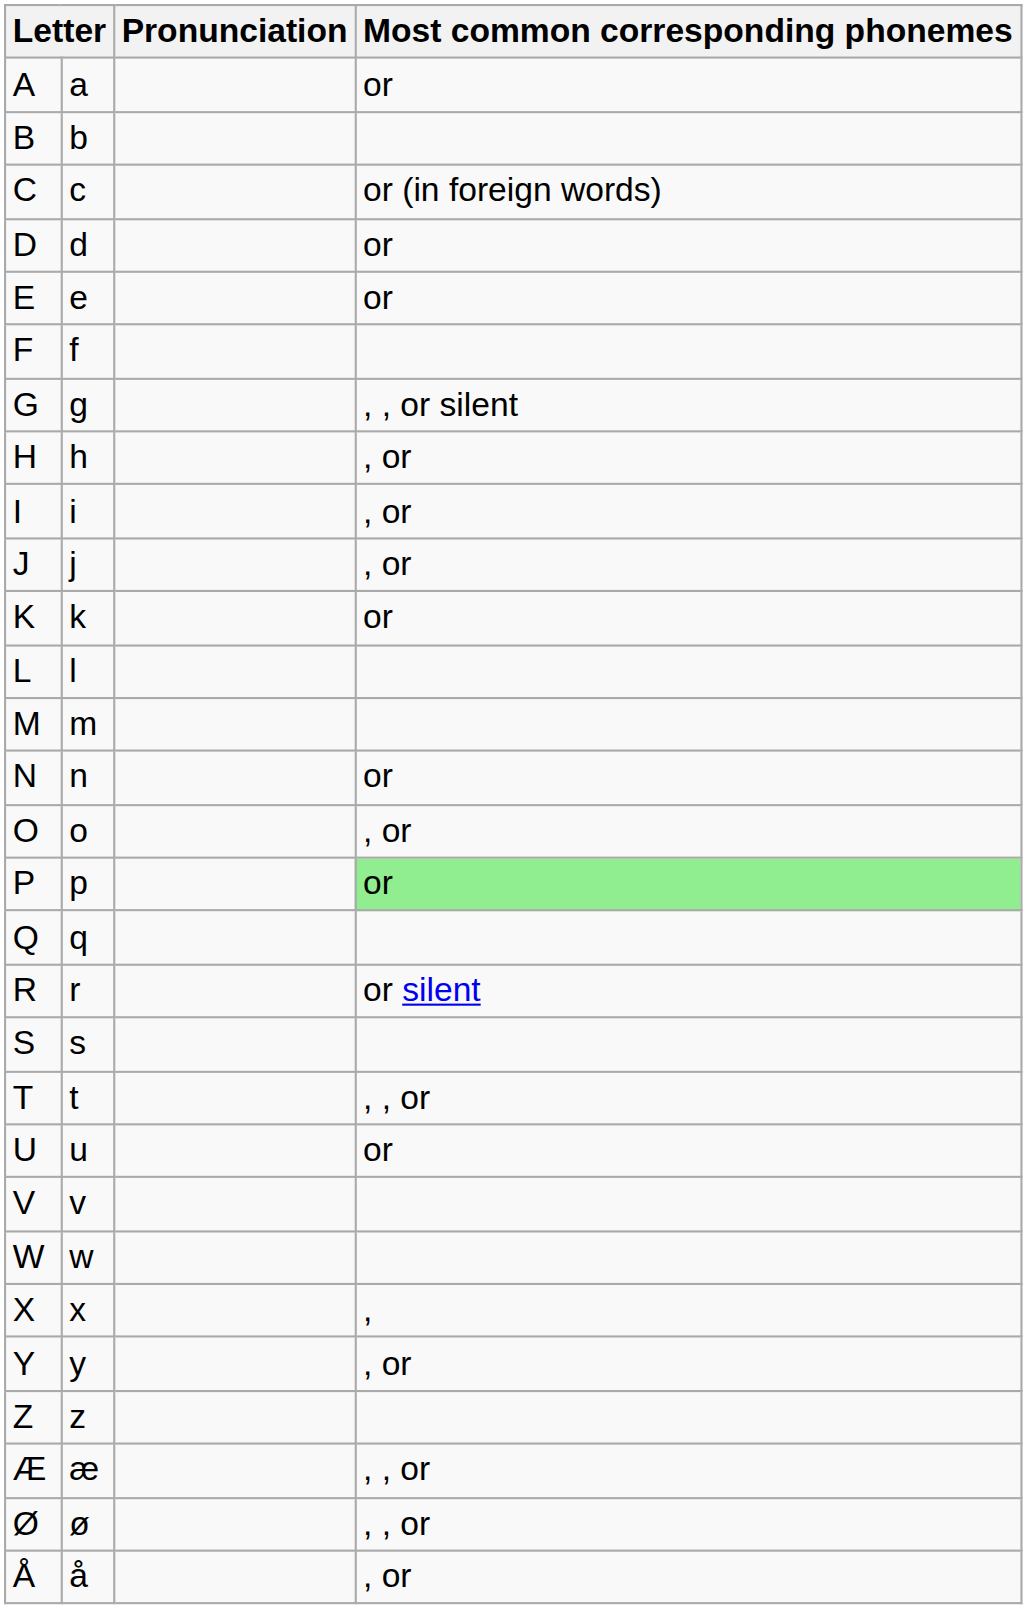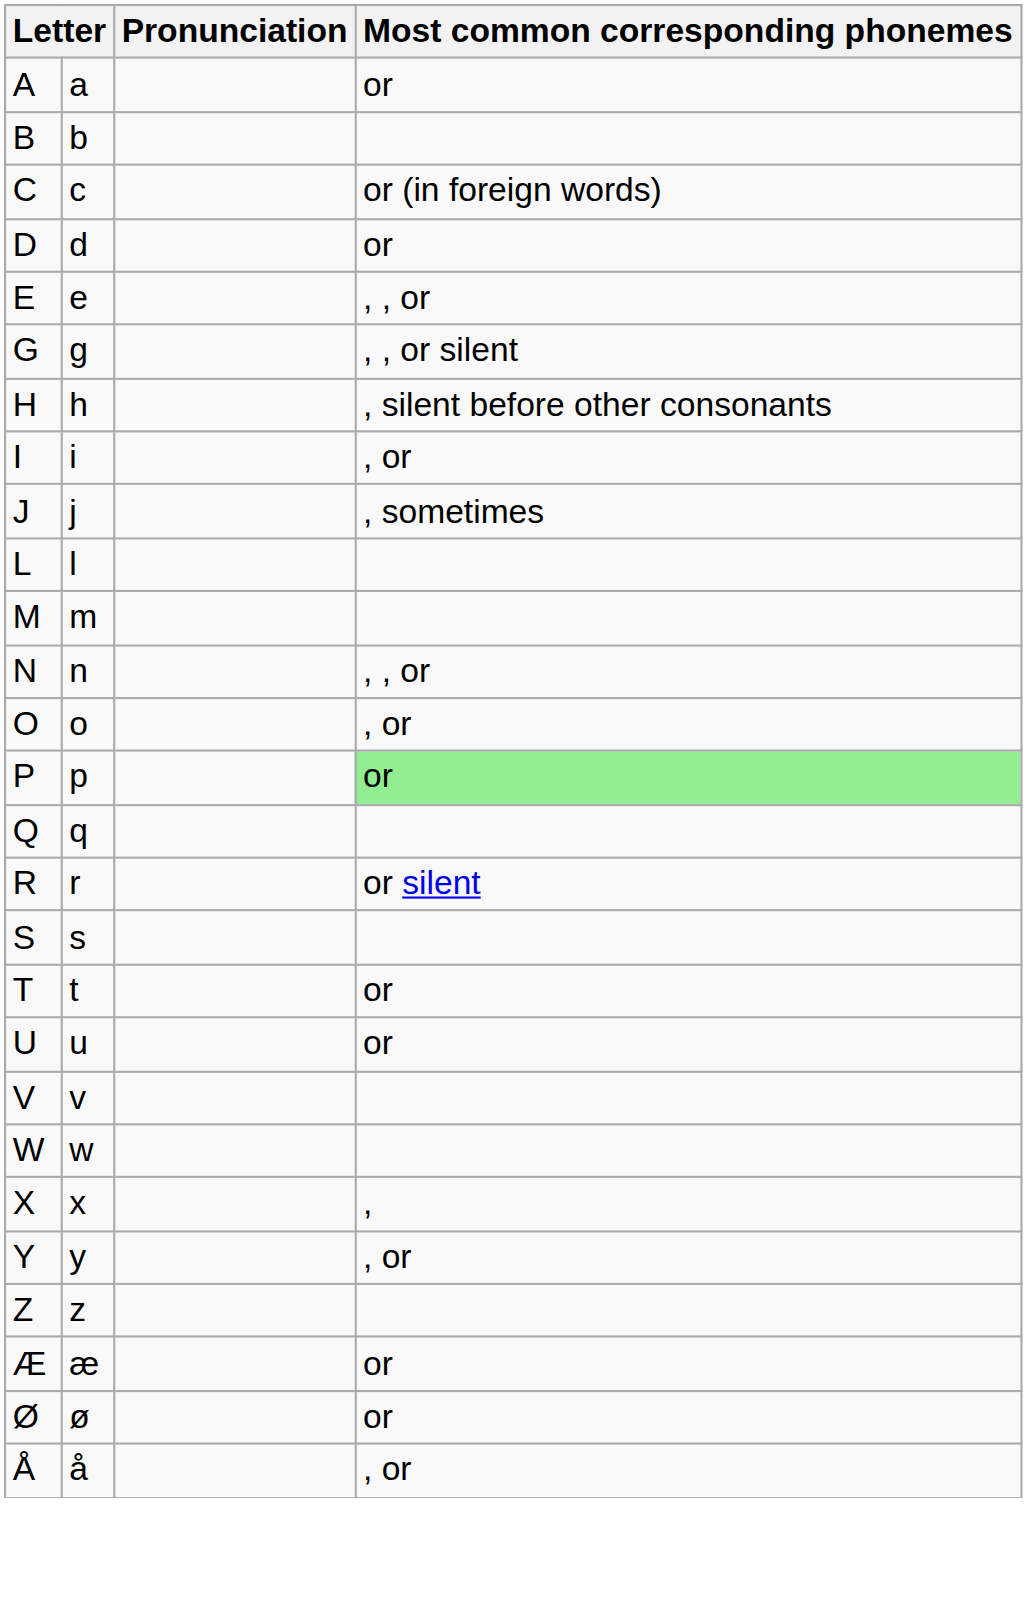(378, 297) or -> (397, 297) , , or
- row: (23, 350)
(387, 457) , or -> (597, 404) , silent before other consonants
(387, 564) , or -> (454, 510) , sometimes
- row: (24, 617)
(378, 777) or -> (397, 670) , , or
(397, 1096) , , or -> (378, 990) or
(397, 1469) , , or -> (378, 1363) or
(397, 1523) , , or -> (378, 1416) or
